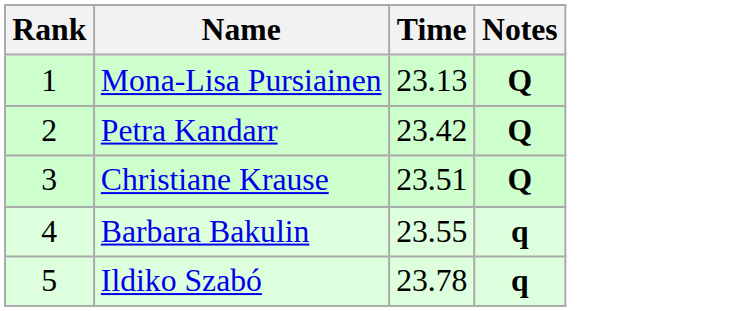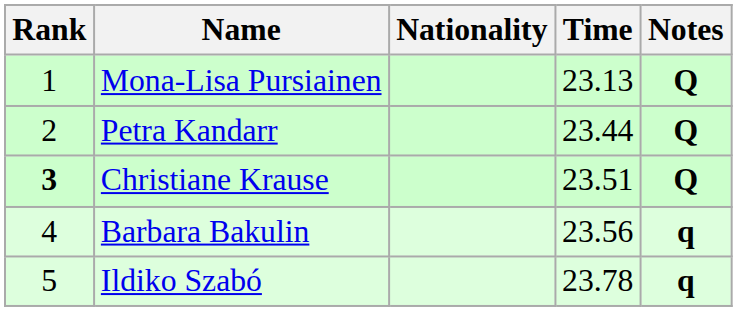+ column: (472, 29)
(432, 130) 23.42 -> (598, 130) 23.44
(49, 180) normal -> (49, 180) bold
(432, 230) 23.55 -> (598, 230) 23.56
